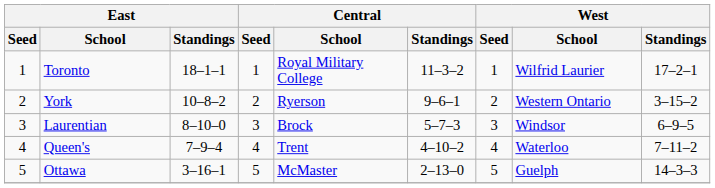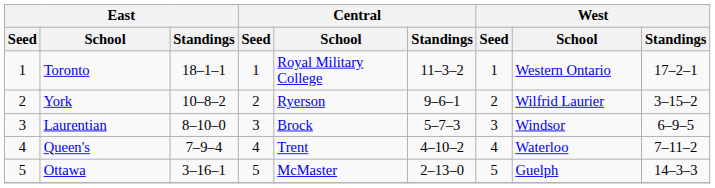(560, 70) Wilfrid Laurier -> (563, 70) Western Ontario
(563, 101) Western Ontario -> (560, 101) Wilfrid Laurier
